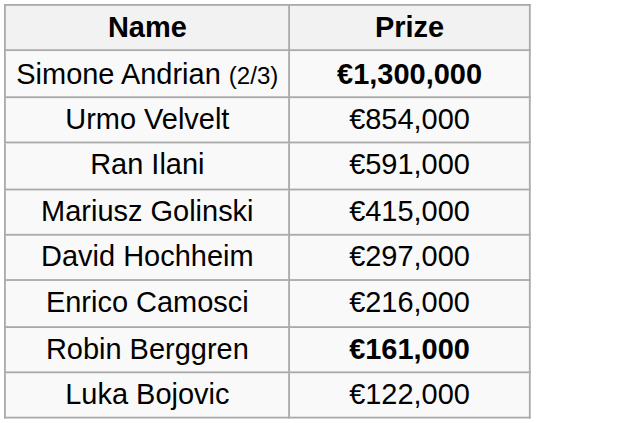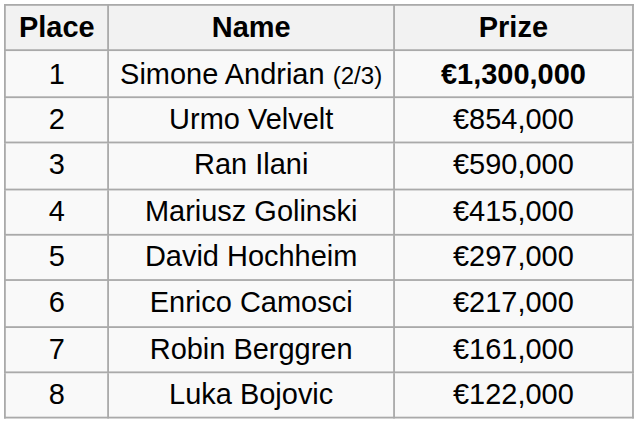+ column: (57, 27)
(410, 165) €591,000 -> (513, 165) €590,000
(410, 303) €216,000 -> (513, 303) €217,000
(410, 348) bold -> (513, 348) normal
